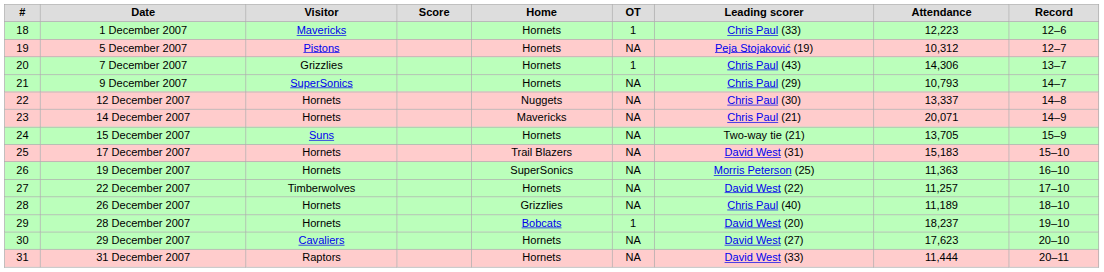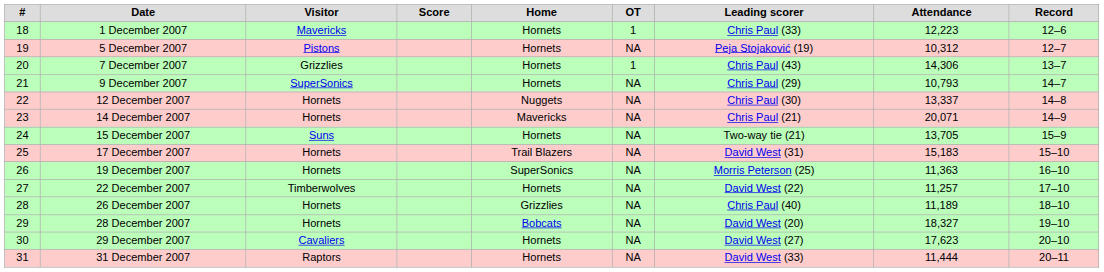(633, 223) 1 -> (633, 223) NA
(942, 223) 18,237 -> (942, 223) 18,327
